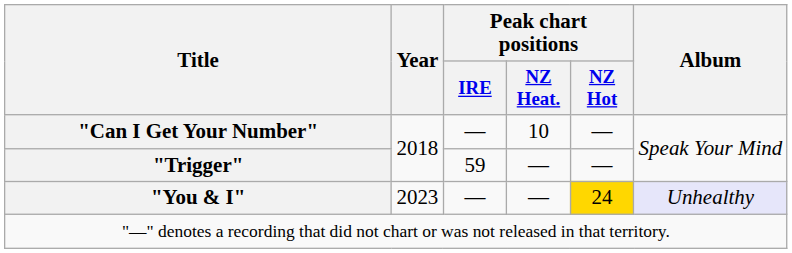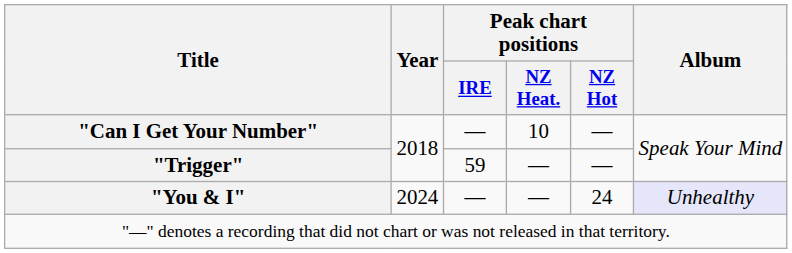(417, 197) 2023 -> (417, 197) 2024
(602, 197) gold background -> (602, 197) no background
